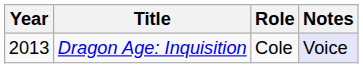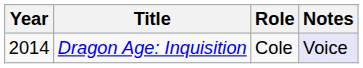(29, 47) 2013 -> (29, 47) 2014
